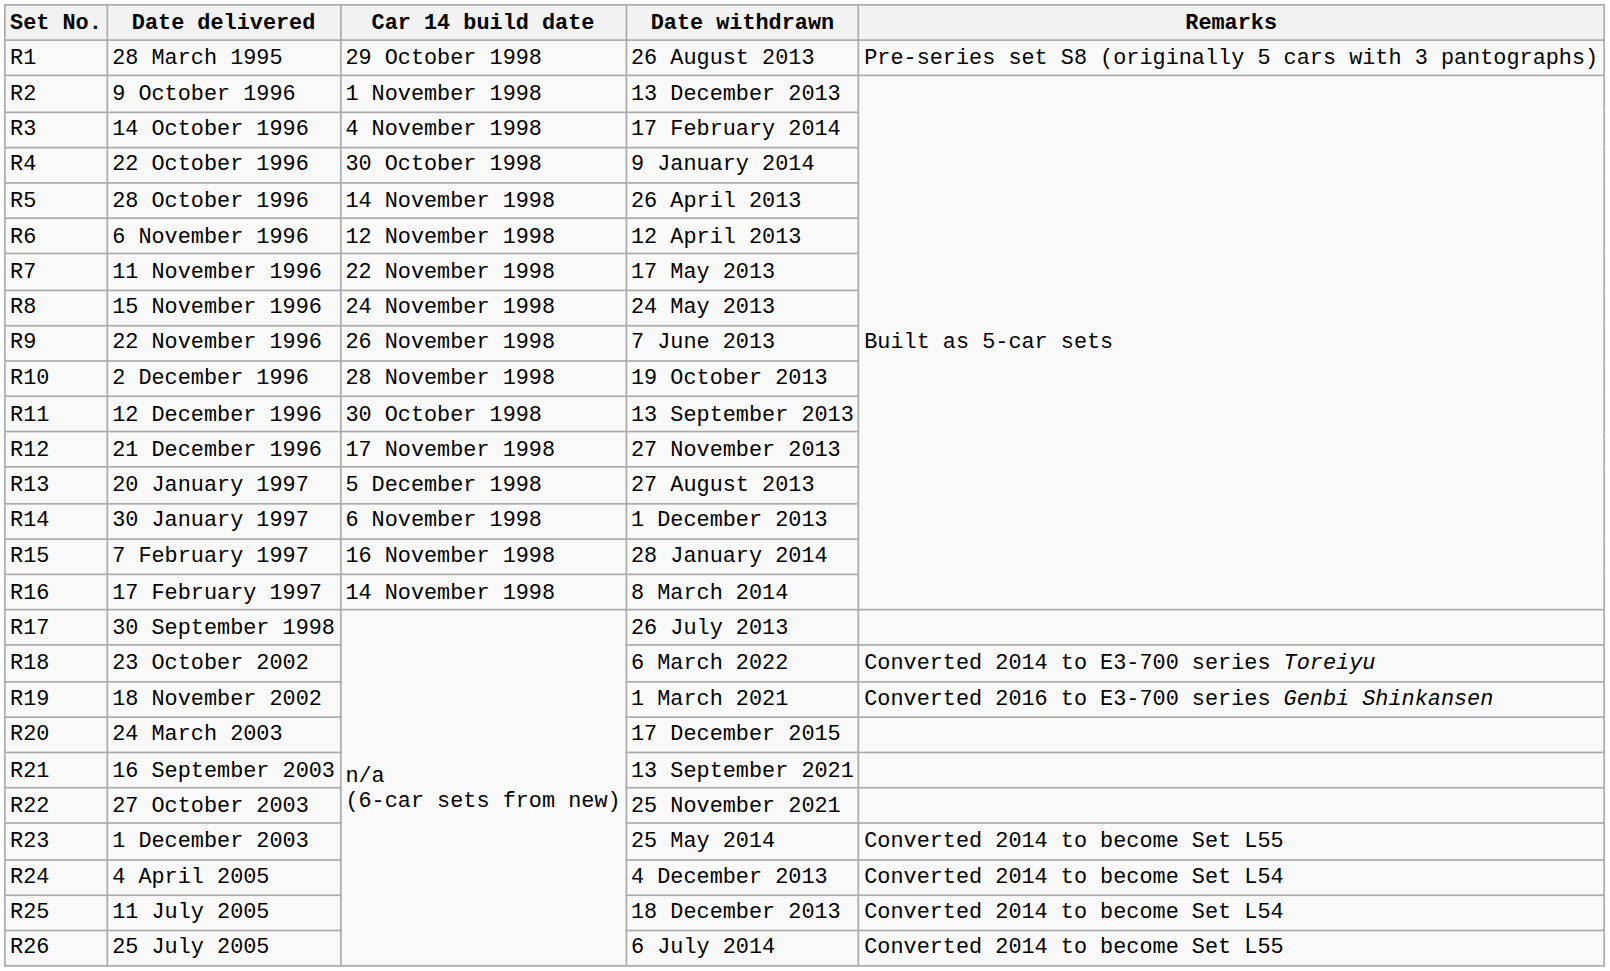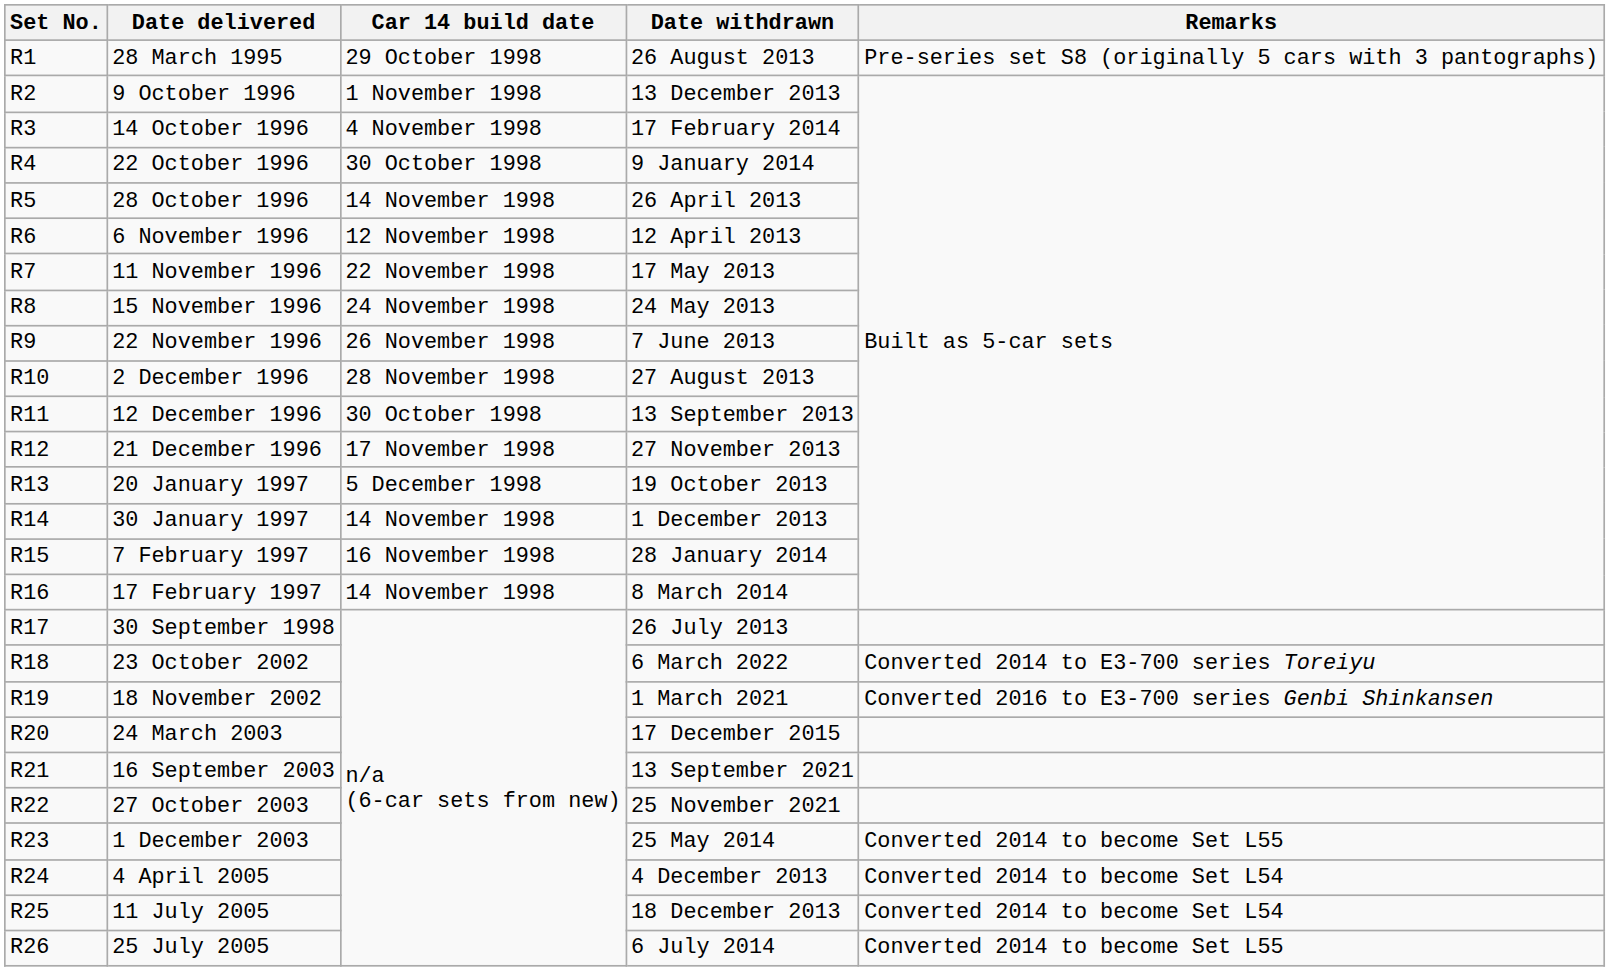(729, 379) 19 October 2013 -> (723, 379) 27 August 2013
(723, 485) 27 August 2013 -> (729, 485) 19 October 2013
(444, 521) 6 November 1998 -> (450, 521) 14 November 1998
